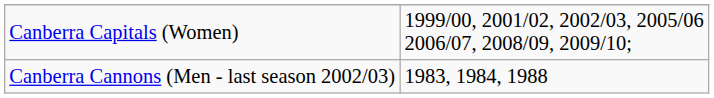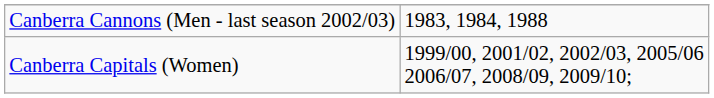rows swapped: (124, 32) <-> (202, 76)
